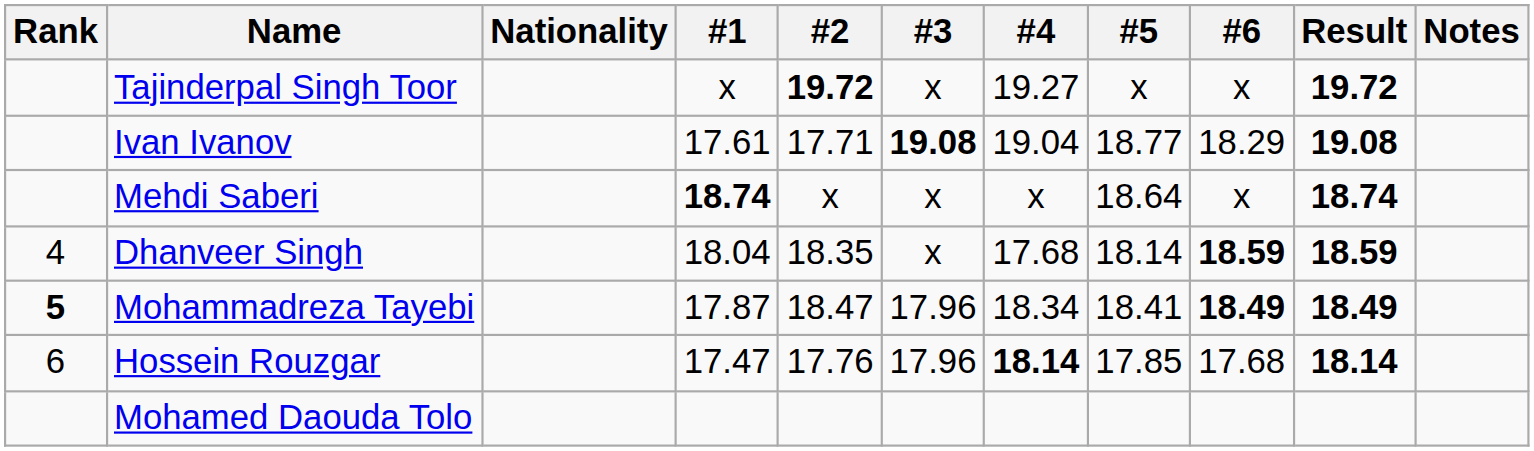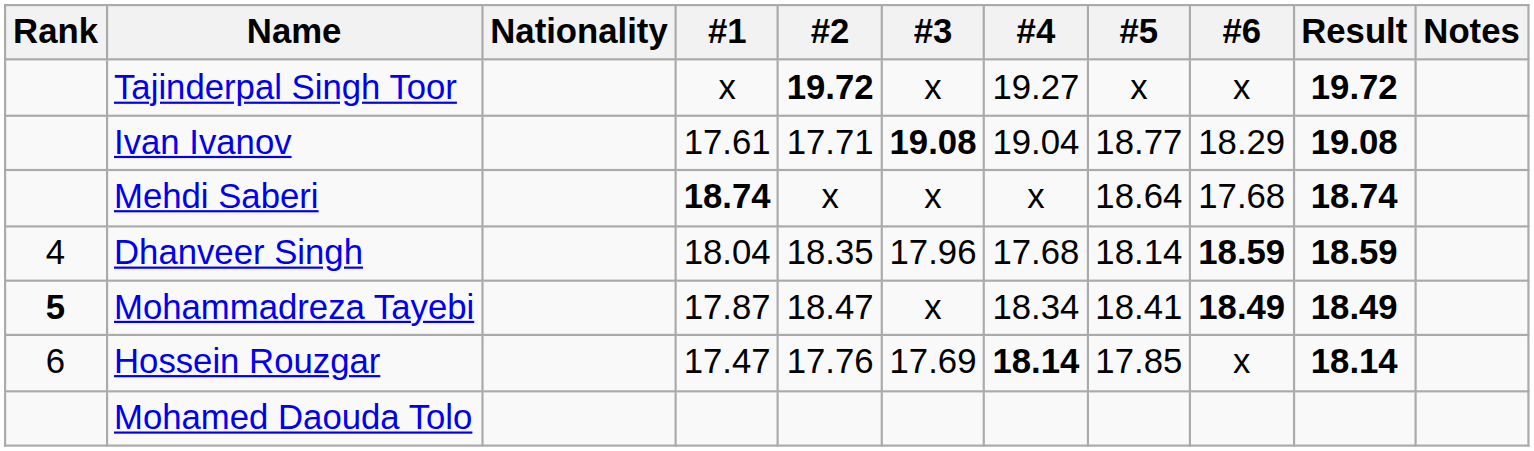(1242, 197) x -> (1242, 197) 17.68
(933, 252) x -> (933, 252) 17.96
(933, 307) 17.96 -> (933, 307) x
(933, 362) 17.96 -> (933, 362) 17.69
(1242, 362) 17.68 -> (1242, 362) x
